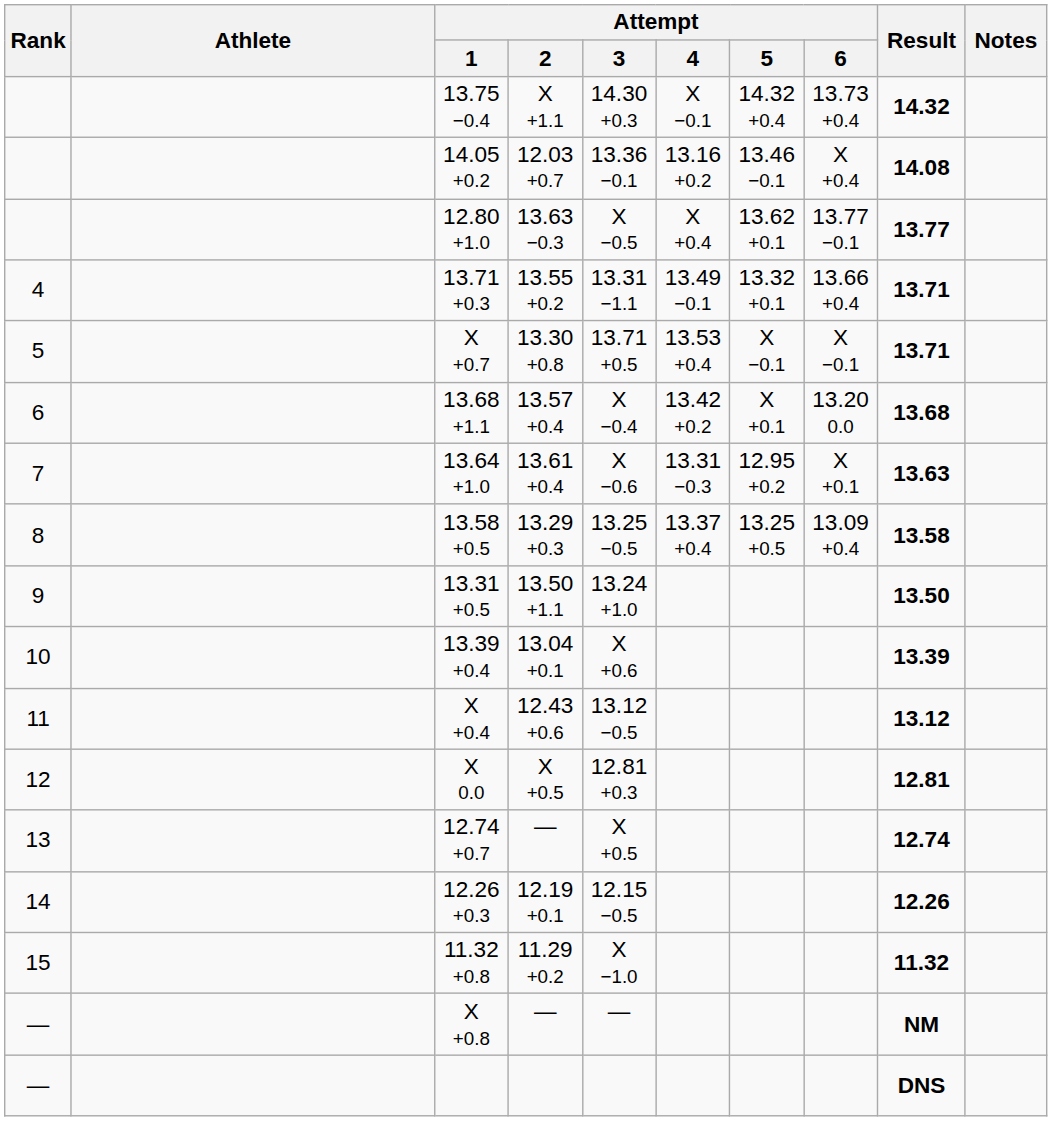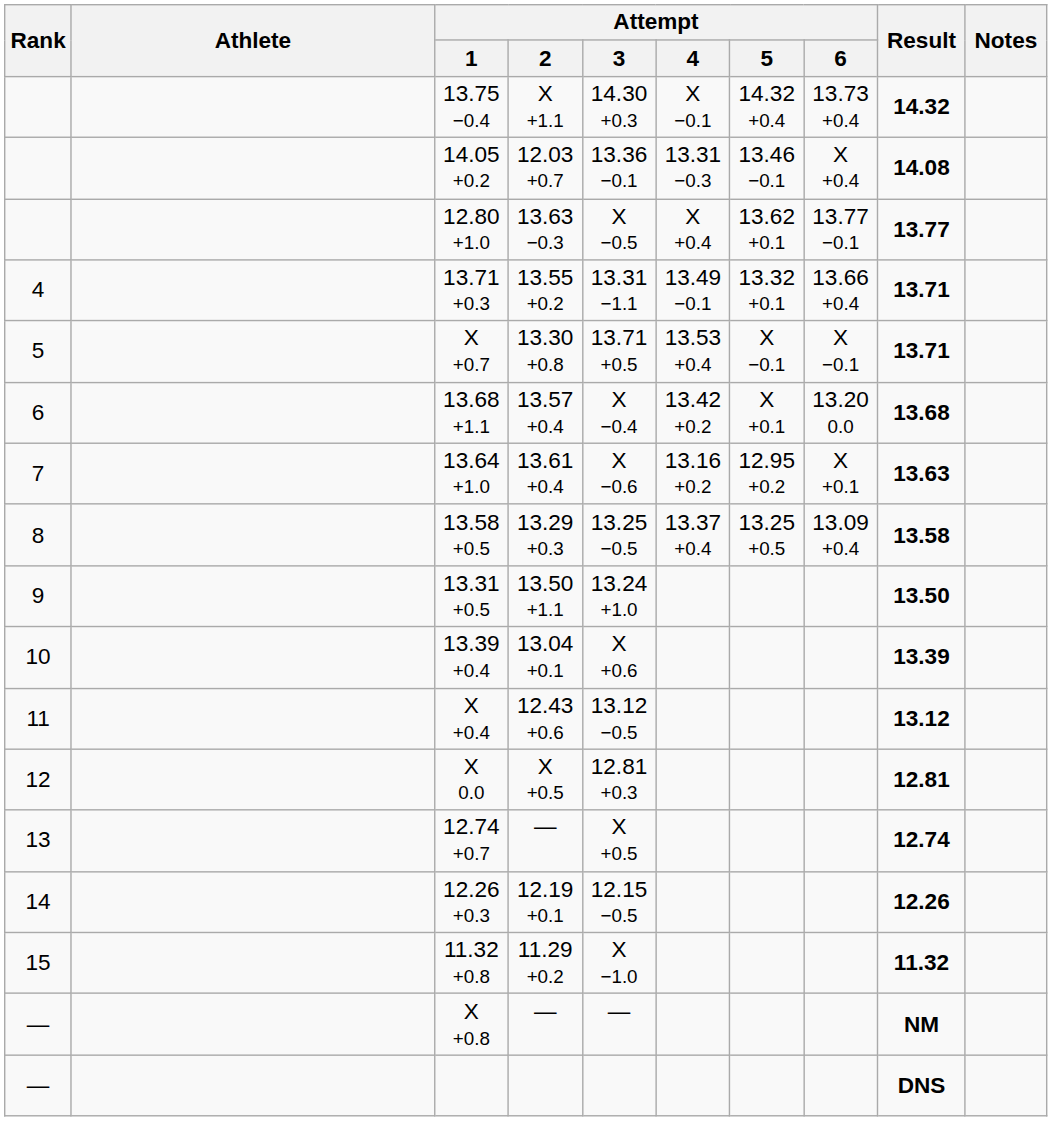(693, 167) 13.16 +0.2 -> (693, 167) 13.31 −0.3
(693, 473) 13.31 −0.3 -> (693, 473) 13.16 +0.2
